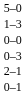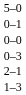rows swapped: (13, 87) <-> (13, 24)
